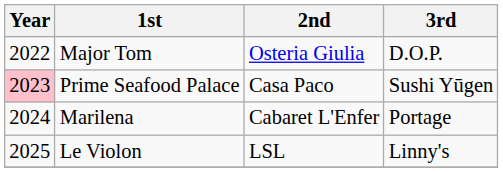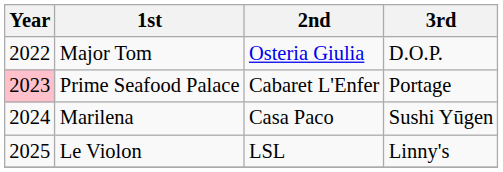(291, 85) Casa Paco -> (314, 85) Cabaret L'Enfer
(441, 85) Sushi Yūgen -> (420, 85) Portage
(314, 118) Cabaret L'Enfer -> (291, 118) Casa Paco
(420, 118) Portage -> (441, 118) Sushi Yūgen
